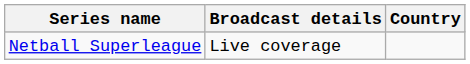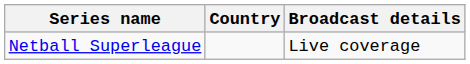columns swapped: (425, 18) <-> (296, 18)
